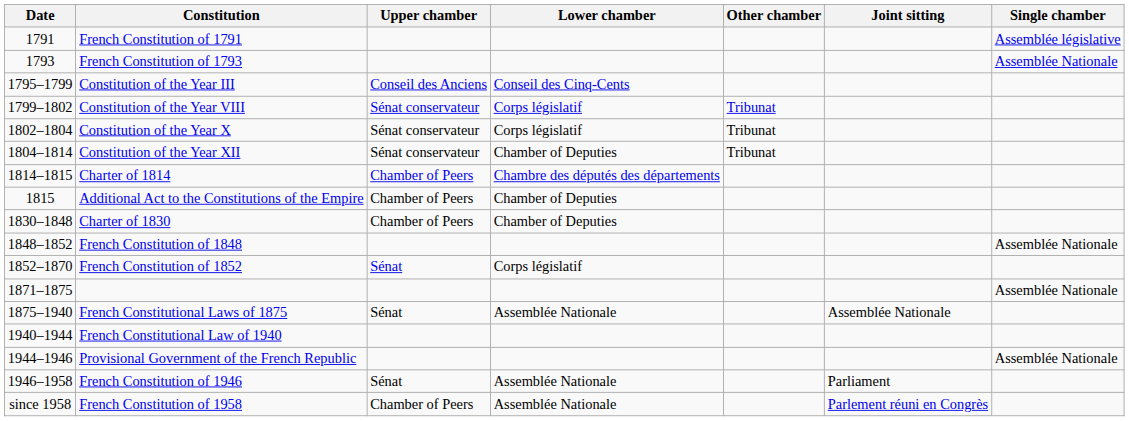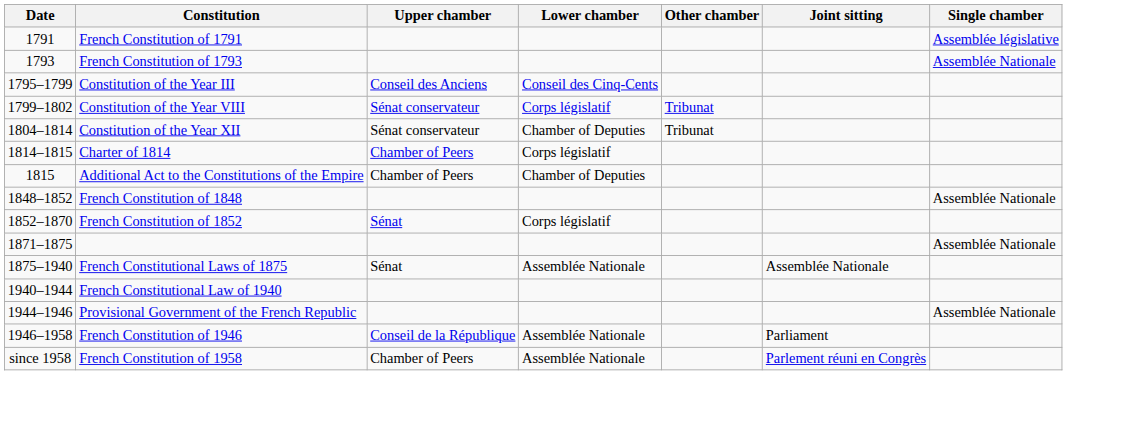- row: (155, 130)
(607, 175) Chambre des députés des départements -> (566, 152) Corps législatif
- row: (125, 221)
(386, 381) Sénat -> (443, 335) Conseil de la République
